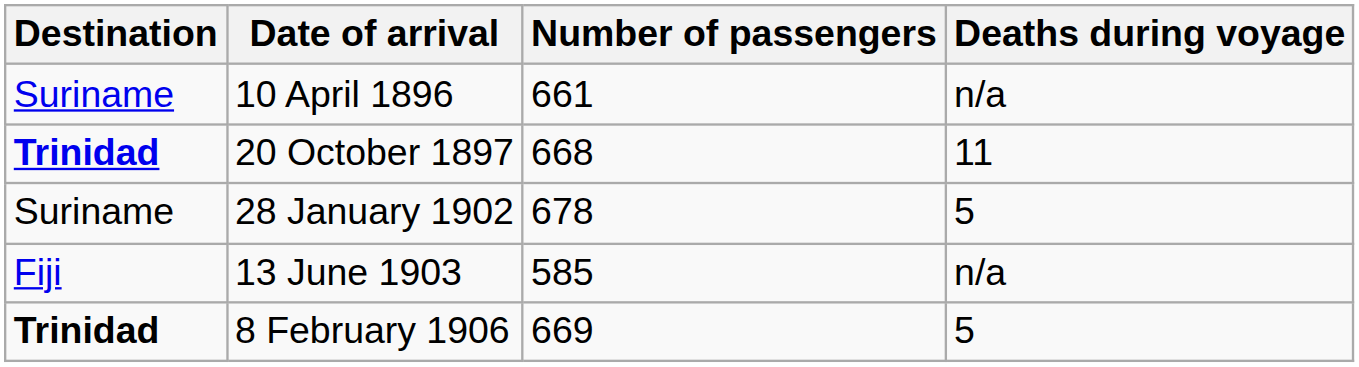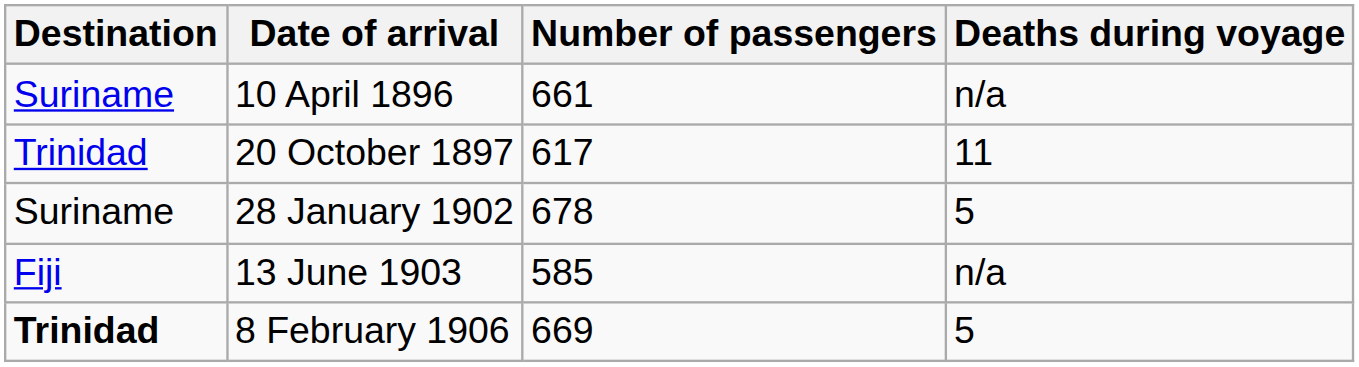(87, 152) bold -> (81, 152) normal
(562, 152) 668 -> (562, 152) 617
